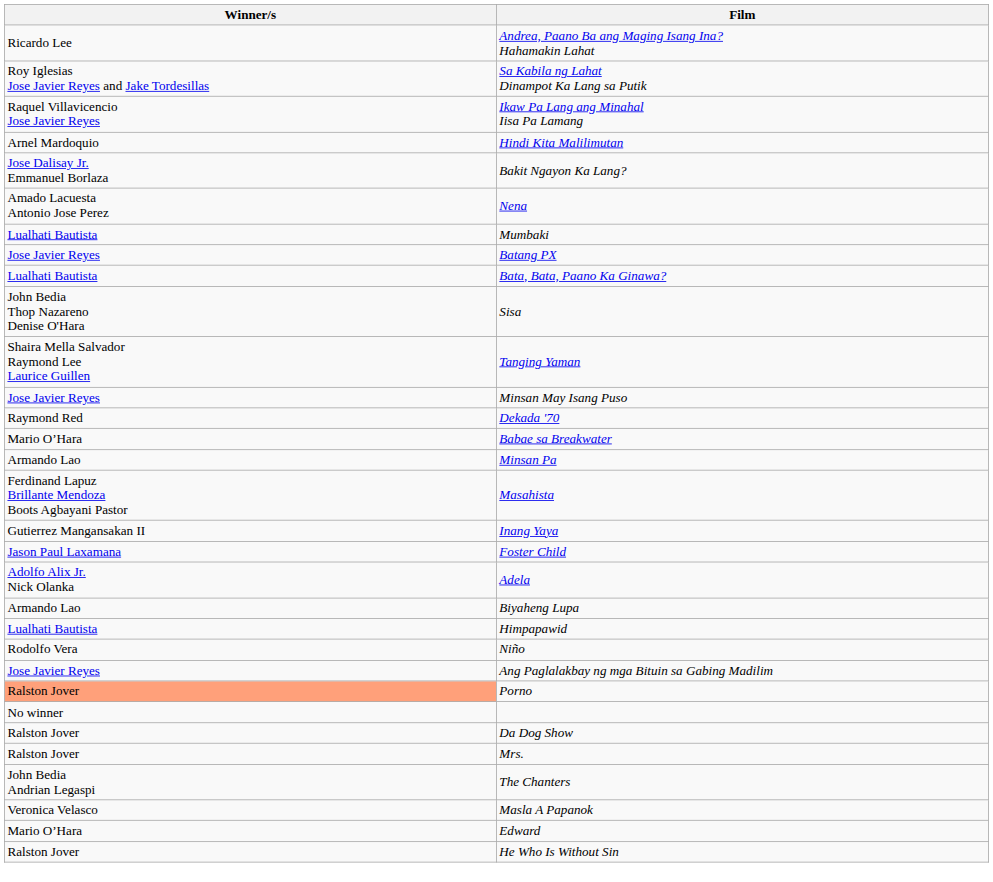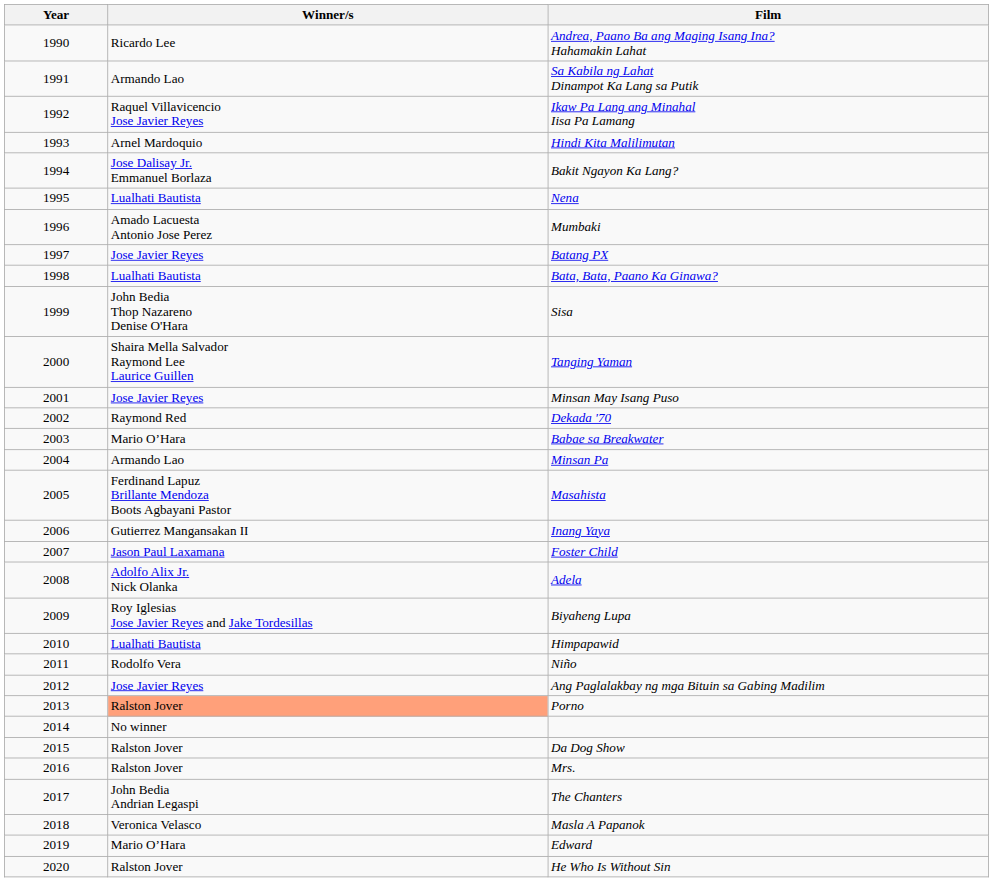+ column: (56, 14)
(108, 78) Roy Iglesias Jose Javier Reyes and Jake Tordesillas -> (147, 78) Armando Lao
(58, 206) Amado Lacuesta Antonio Jose Perez -> (156, 198) Lualhati Bautista
(52, 234) Lualhati Bautista -> (161, 226) Amado Lacuesta Antonio Jose Perez
(44, 608) Armando Lao -> (212, 615) Roy Iglesias Jose Javier Reyes and Jake Tordesillas
